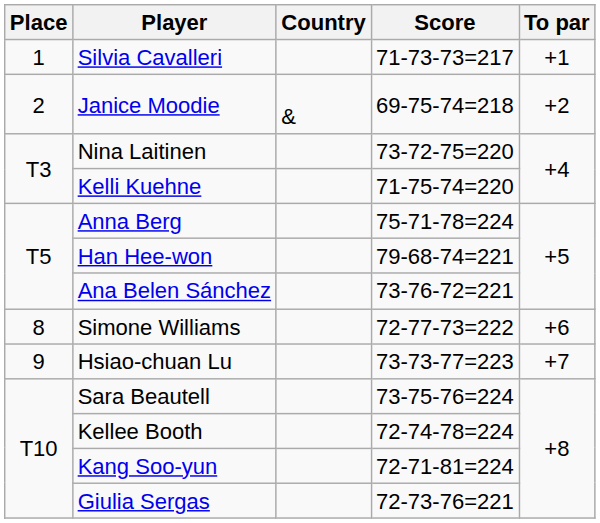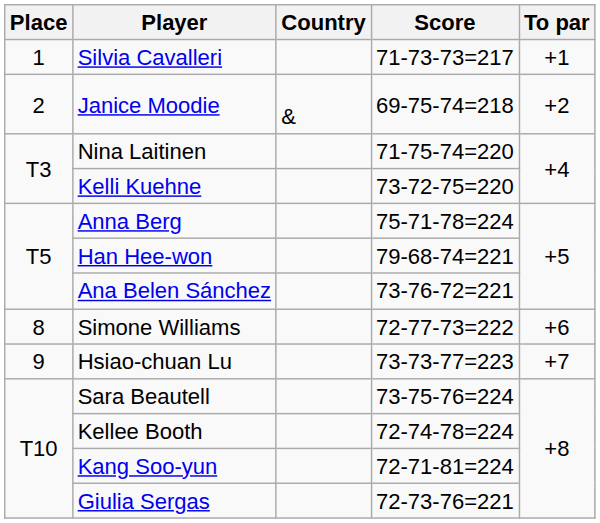(445, 152) 73-72-75=220 -> (445, 152) 71-75-74=220
(445, 187) 71-75-74=220 -> (445, 187) 73-72-75=220
